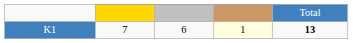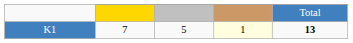(184, 30) 6 -> (184, 30) 5
